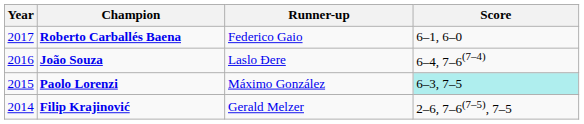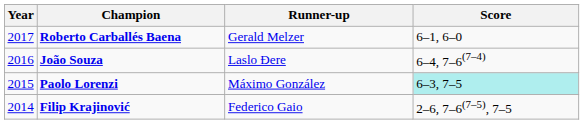(265, 37) Federico Gaio -> (266, 37) Gerald Melzer
(266, 107) Gerald Melzer -> (265, 107) Federico Gaio
